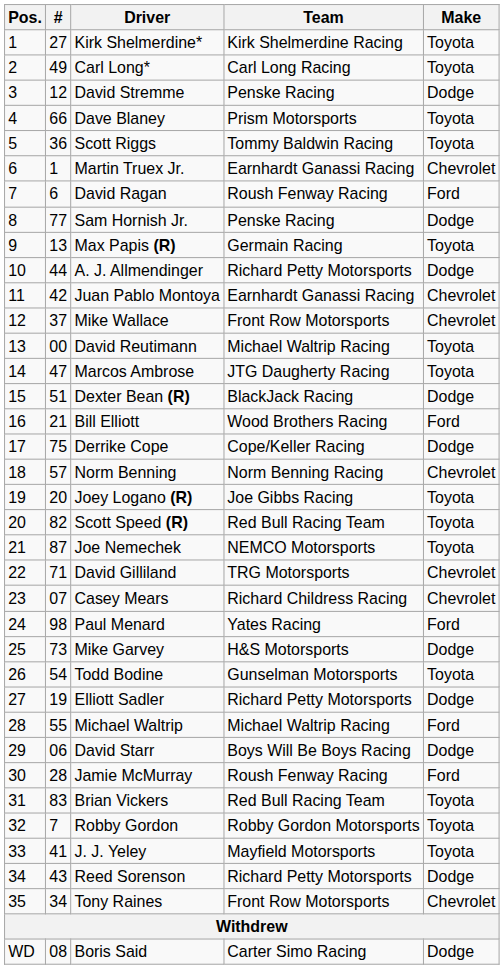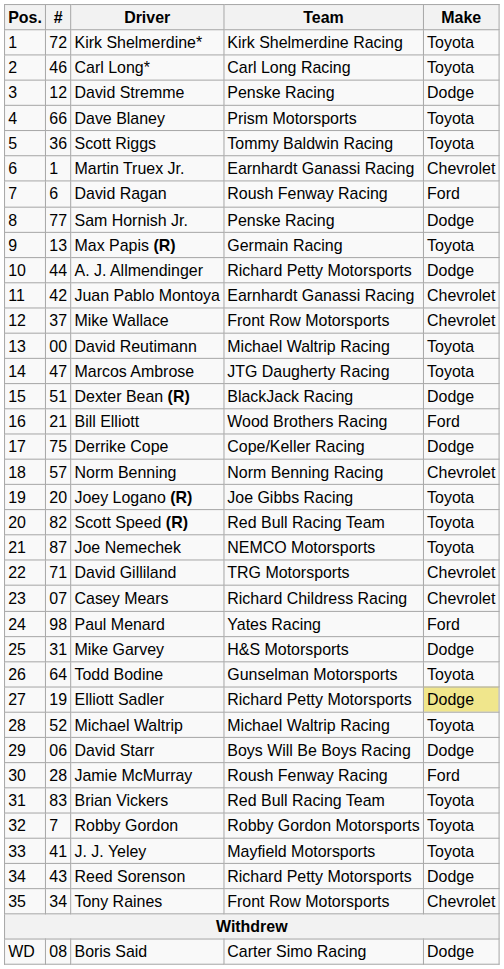(58, 43) 27 -> (58, 43) 72
(58, 68) 49 -> (58, 68) 46
(58, 649) 73 -> (58, 649) 31
(58, 674) 54 -> (58, 674) 64
(451, 700) no background -> (451, 700) khaki background
(58, 725) 55 -> (58, 725) 52
(443, 725) Ford -> (451, 725) Toyota
